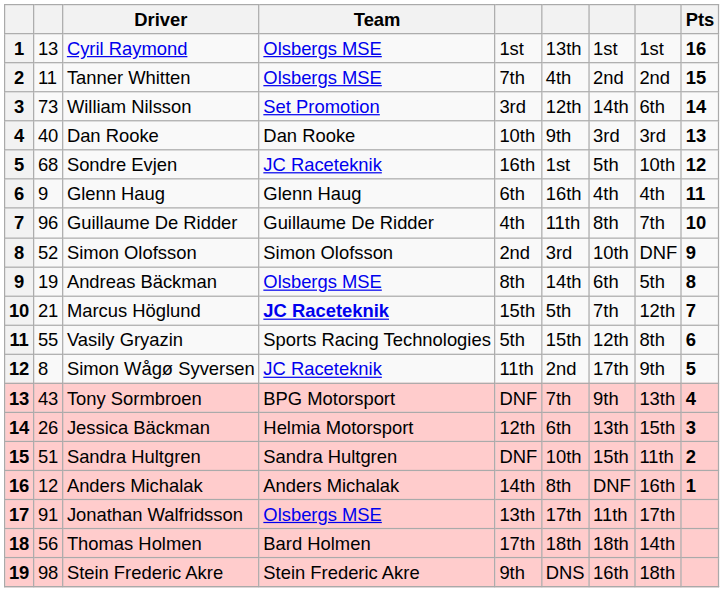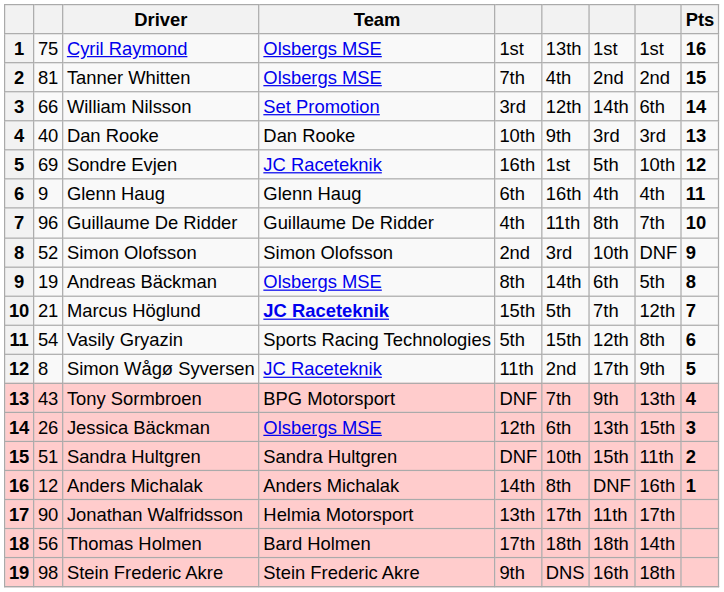(48, 48) 13 -> (48, 48) 75
(47, 78) 11 -> (48, 78) 81
(48, 107) 73 -> (48, 107) 66
(48, 165) 68 -> (48, 165) 69
(48, 340) 55 -> (48, 340) 54
(338, 427) Helmia Motorsport -> (323, 427) Olsbergs MSE
(48, 514) 91 -> (48, 514) 90
(323, 514) Olsbergs MSE -> (338, 514) Helmia Motorsport
